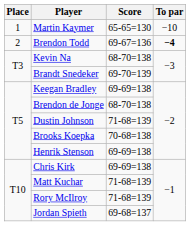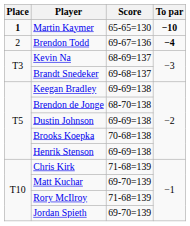(18, 27) normal -> (18, 27) bold
(169, 27) normal -> (169, 27) bold
(130, 58) 68-70=138 -> (130, 58) 68-69=137
(130, 74) 69-70=139 -> (130, 74) 69-68=137
(130, 120) 71-68=139 -> (130, 120) 69-69=138
(130, 167) 69-69=138 -> (130, 167) 71-68=139
(130, 182) 71-68=139 -> (130, 182) 69-70=139
(130, 213) 69-68=137 -> (130, 213) 69-70=139
